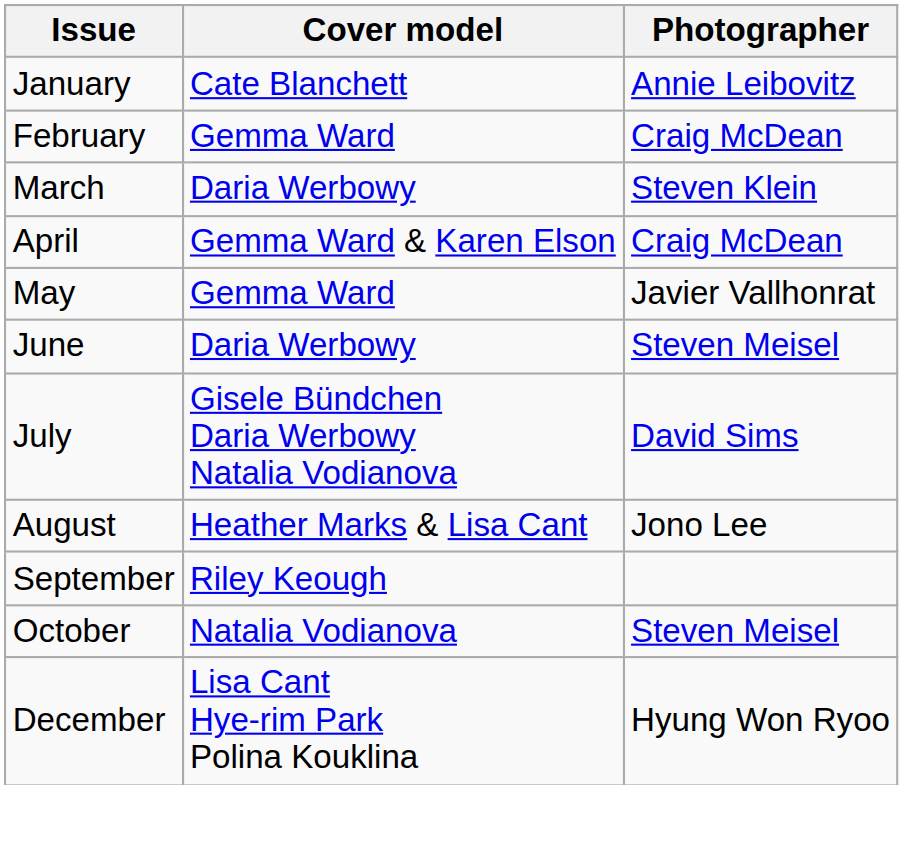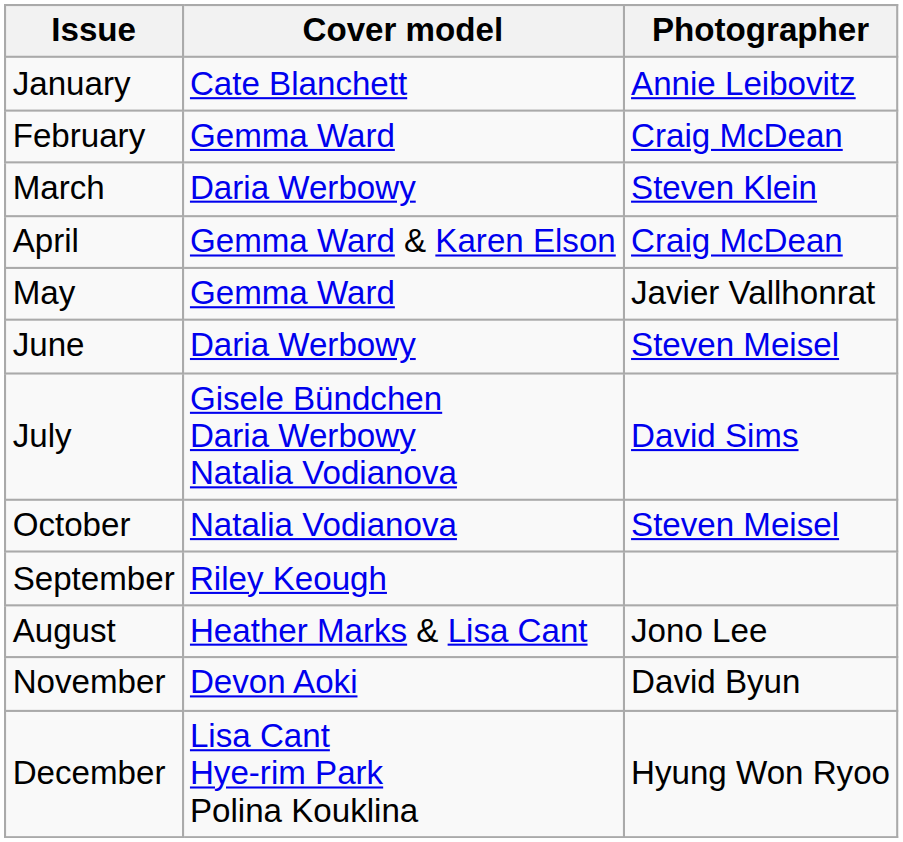rows swapped: (64, 525) <-> (72, 630)
+ row: (89, 683)
